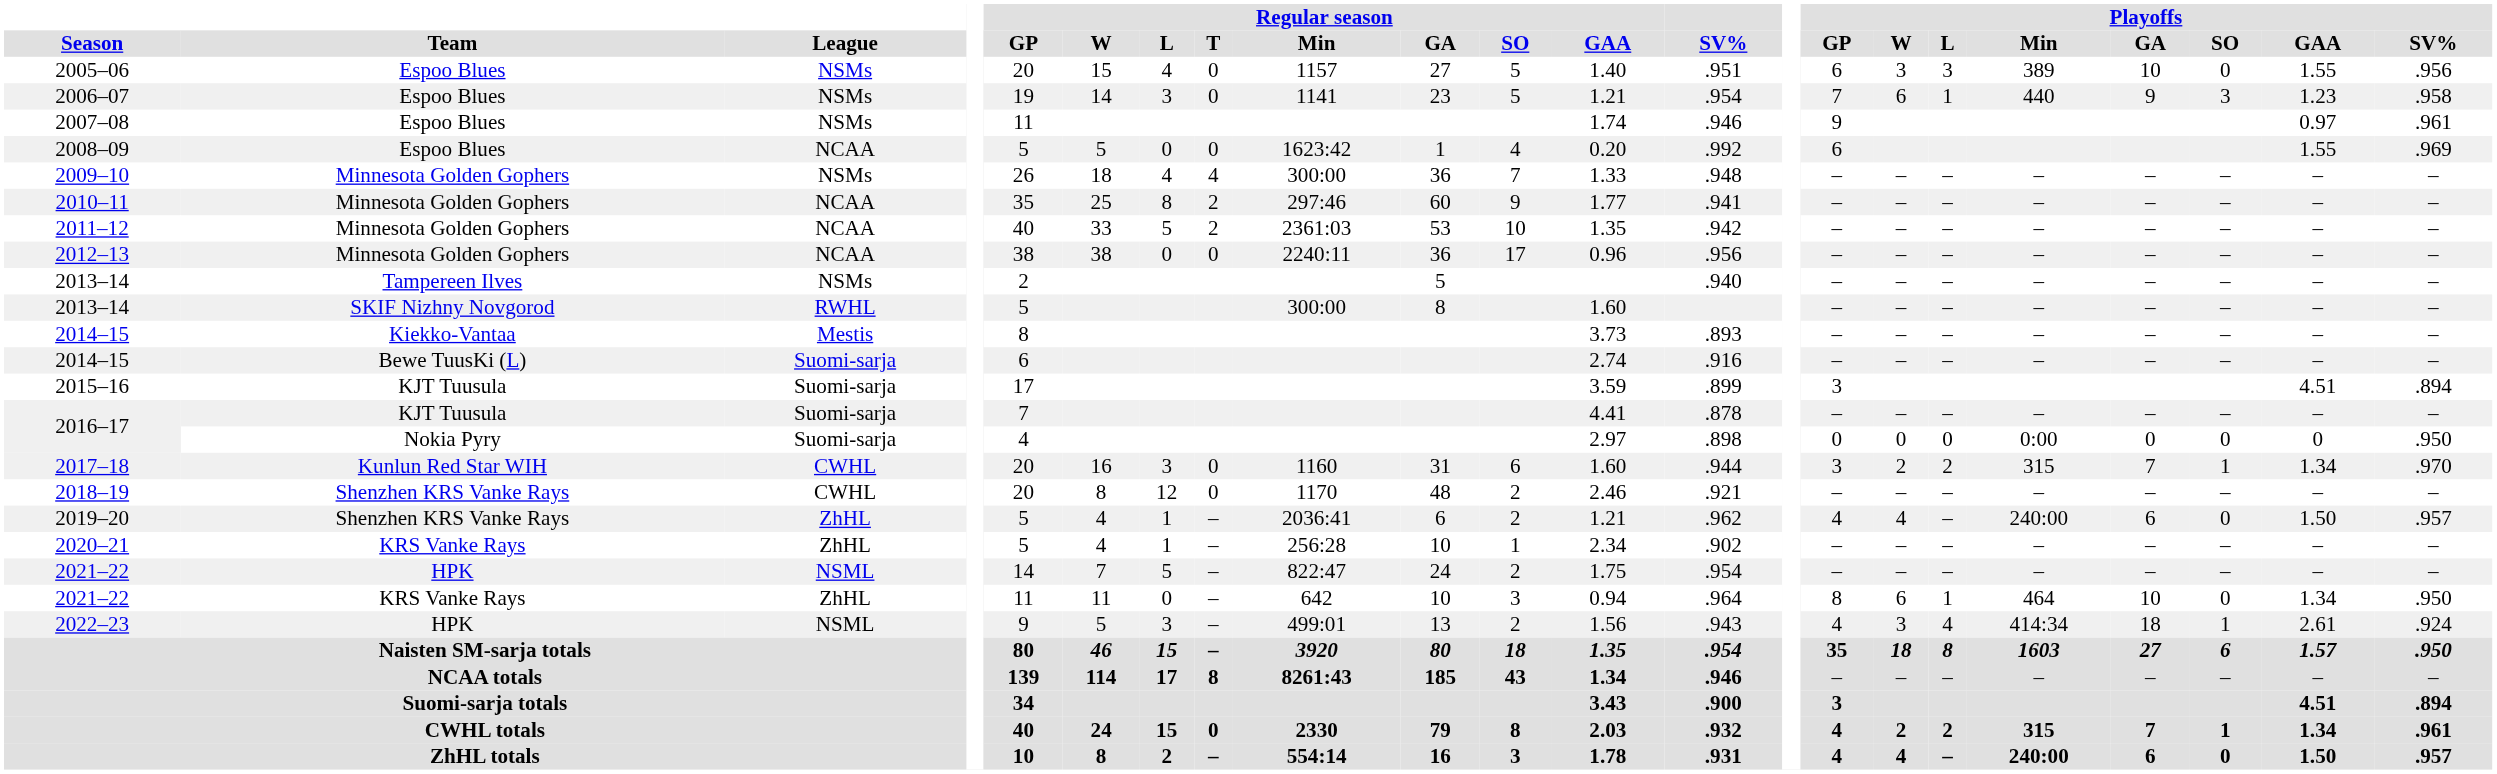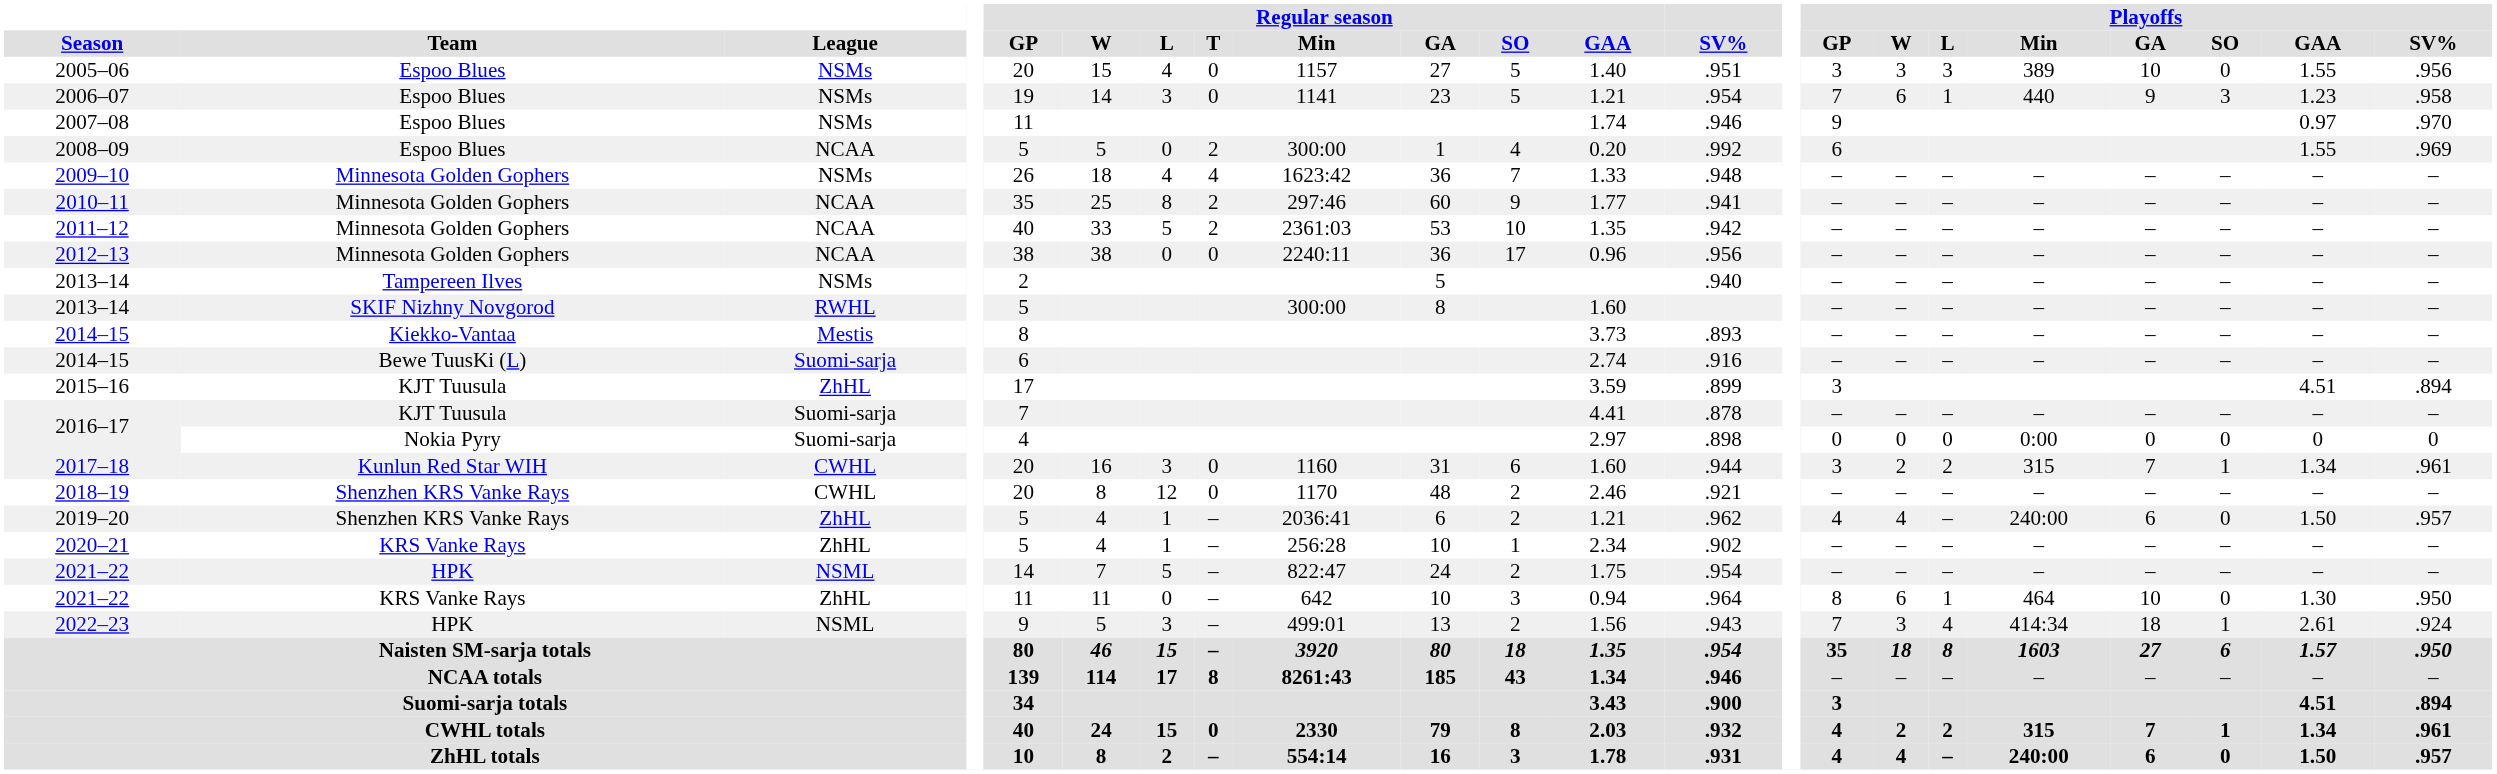(1837, 69) 6 -> (1837, 69) 3
(2433, 122) .961 -> (2433, 122) .970
(1213, 149) 0 -> (1213, 149) 2
(1317, 149) 1623:42 -> (1317, 149) 300:00
(1317, 175) 300:00 -> (1317, 175) 1623:42
(845, 386) Suomi-sarja -> (845, 386) ZhHL
(2433, 439) .950 -> (2433, 439) 0
(2433, 465) .970 -> (2433, 465) .961
(2318, 597) 1.34 -> (2318, 597) 1.30
(1837, 624) 4 -> (1837, 624) 7
